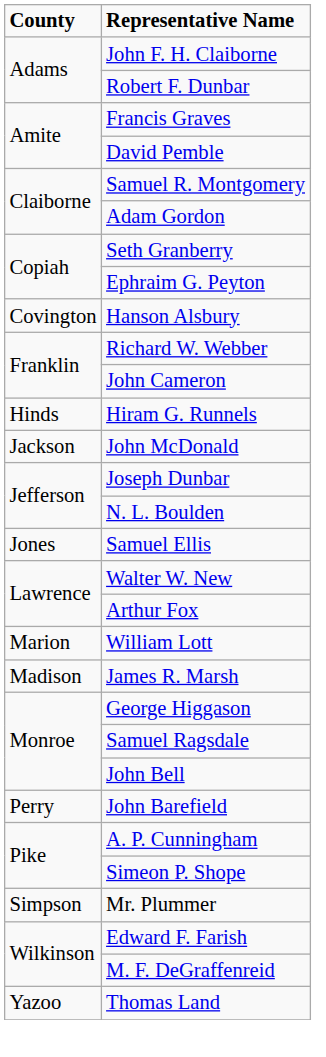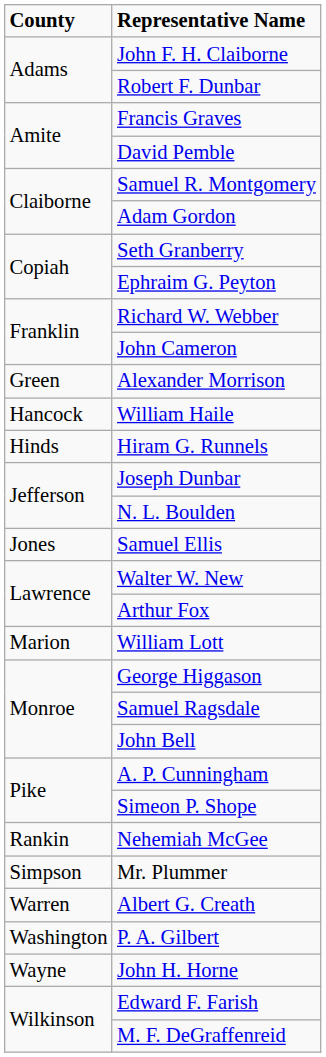- row: (173, 315)
+ row: (201, 380)
+ row: (175, 413)
- row: (172, 446)
- row: (172, 675)
- row: (167, 806)
+ row: (192, 839)
+ row: (186, 904)
+ row: (168, 937)
+ row: (177, 970)
- row: (163, 1002)
